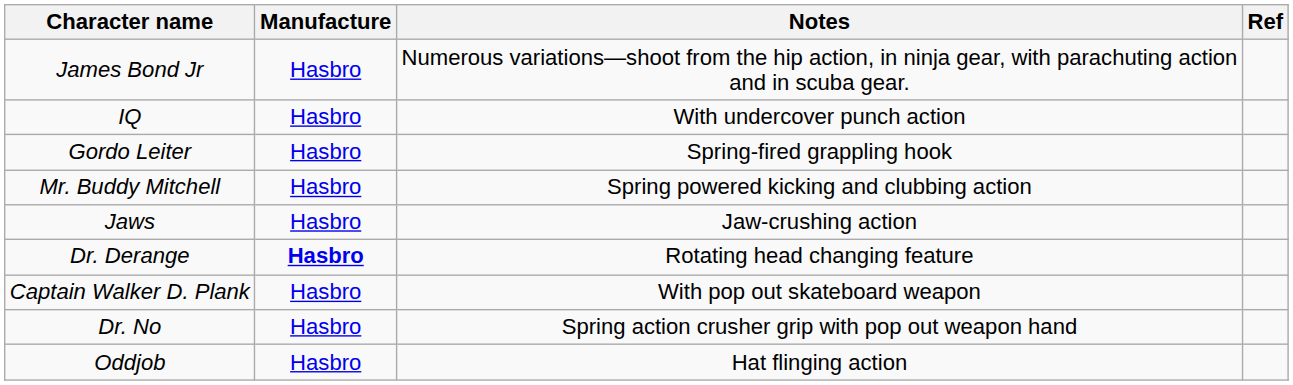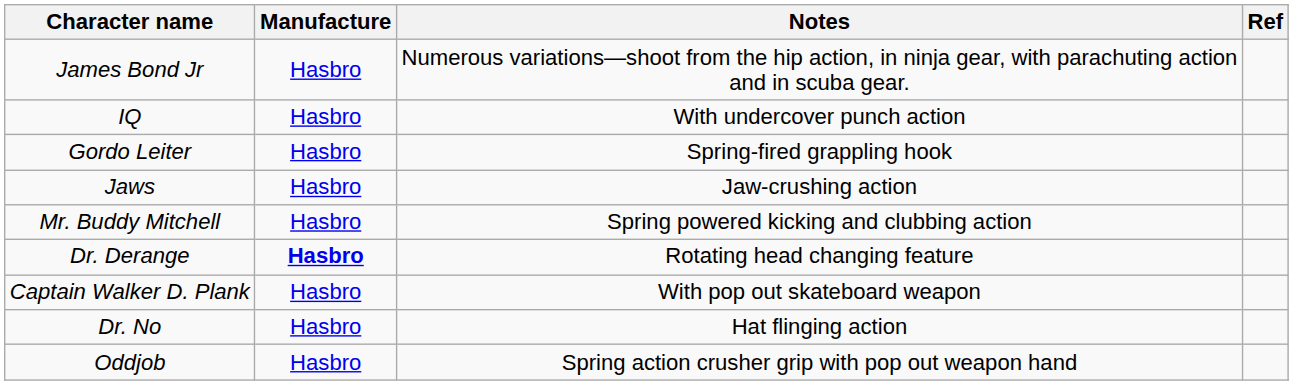rows swapped: (130, 186) <-> (130, 221)
(819, 326) Spring action crusher grip with pop out weapon hand -> (819, 326) Hat flinging action
(819, 362) Hat flinging action -> (819, 362) Spring action crusher grip with pop out weapon hand
